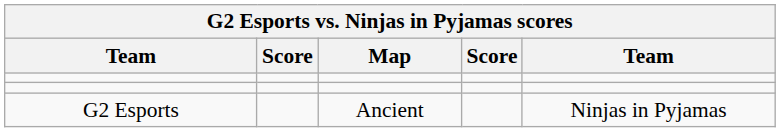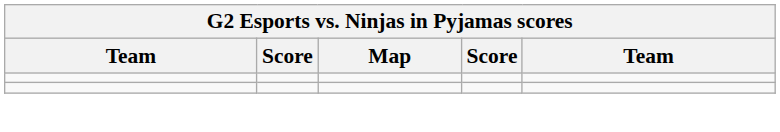- row: (131, 109)
